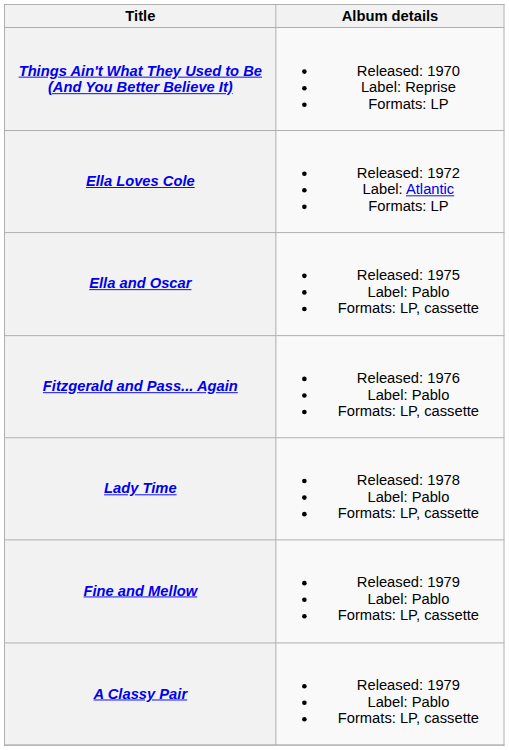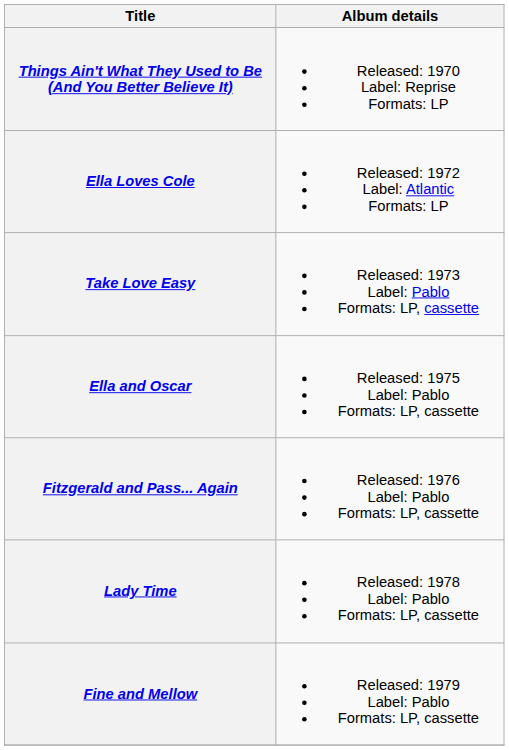+ row: (140, 284)
- row: (140, 693)
